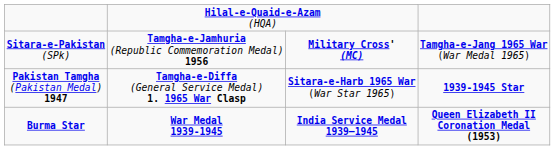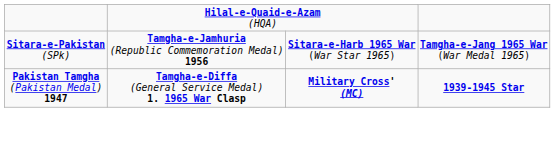(352, 50) Military Cross' (MC) -> (352, 50) Sitara-e-Harb 1965 War (War Star 1965)
(352, 88) Sitara-e-Harb 1965 War (War Star 1965) -> (352, 88) Military Cross' (MC)
- row: (56, 126)
